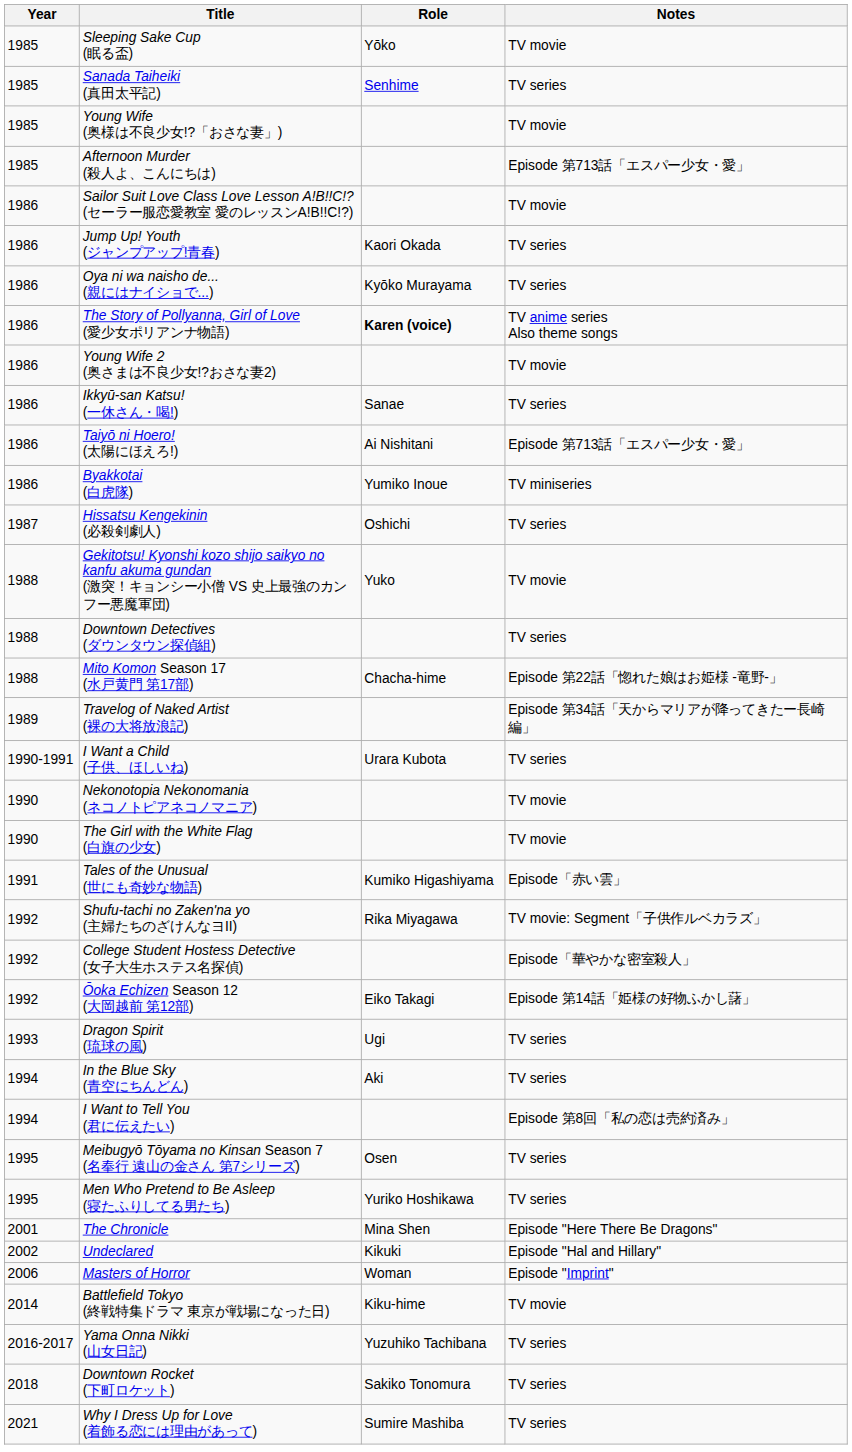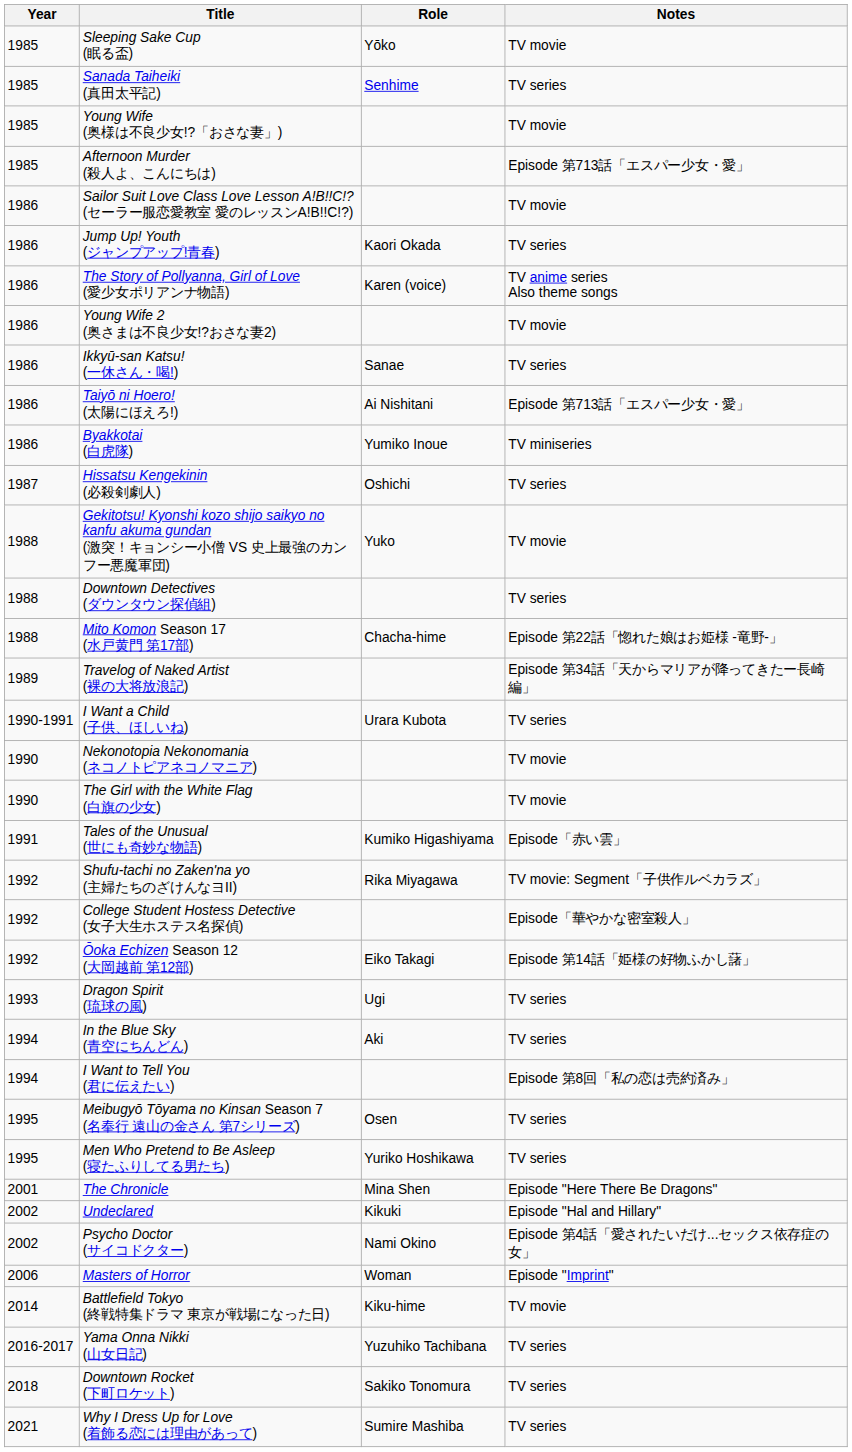- row: (151, 284)
(408, 325) bold -> (405, 285) normal
+ row: (135, 1243)
